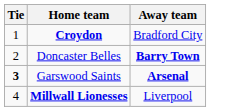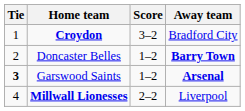+ column: (148, 14)
